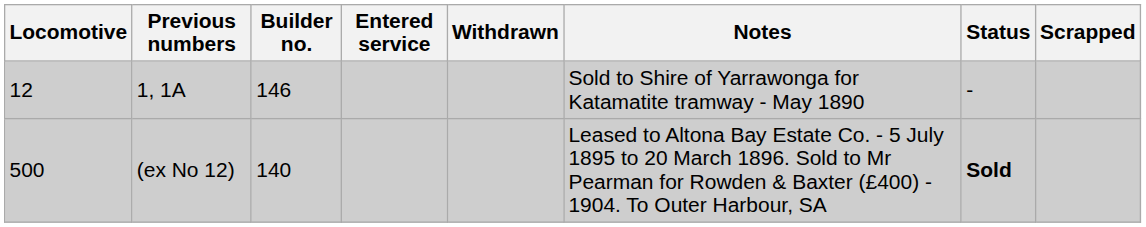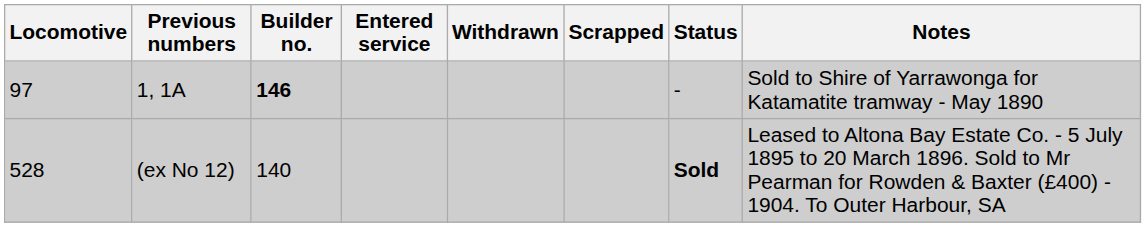columns swapped: (1088, 32) <-> (763, 32)
(21, 89) 12 -> (21, 89) 97
(274, 89) normal -> (274, 89) bold
(27, 170) 500 -> (27, 170) 528
